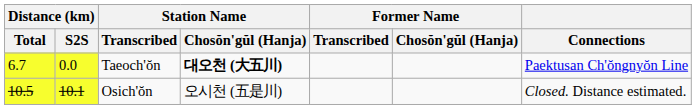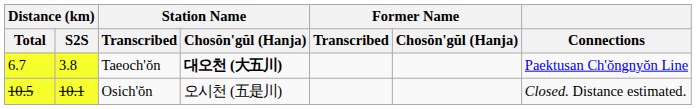(68, 65) 0.0 -> (68, 65) 3.8
